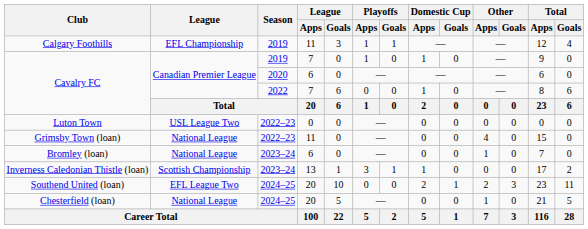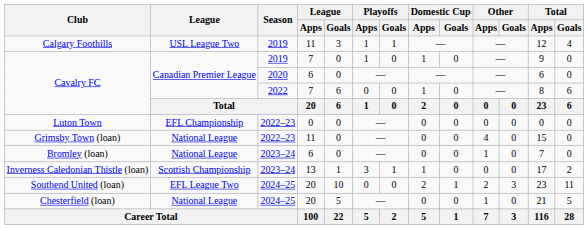(204, 43) EFL Championship -> (204, 43) USL League Two
(204, 122) USL League Two -> (204, 122) EFL Championship
